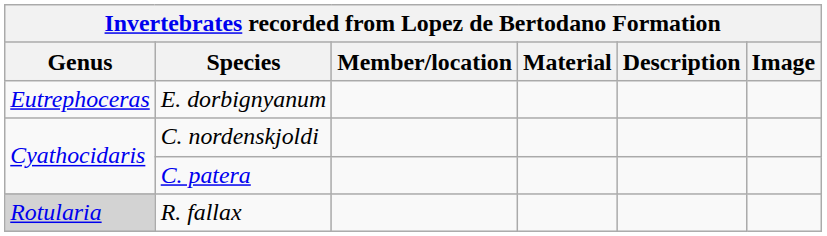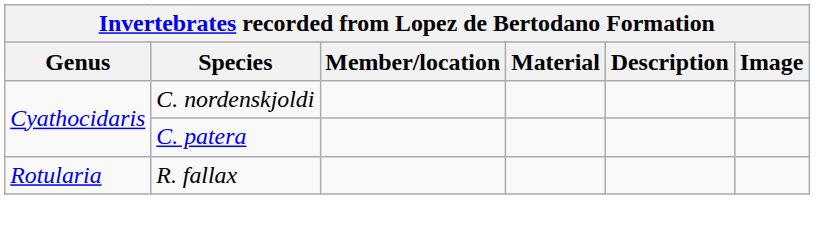- row: (243, 99)
(56, 212) lightgrey background -> (56, 174) no background
